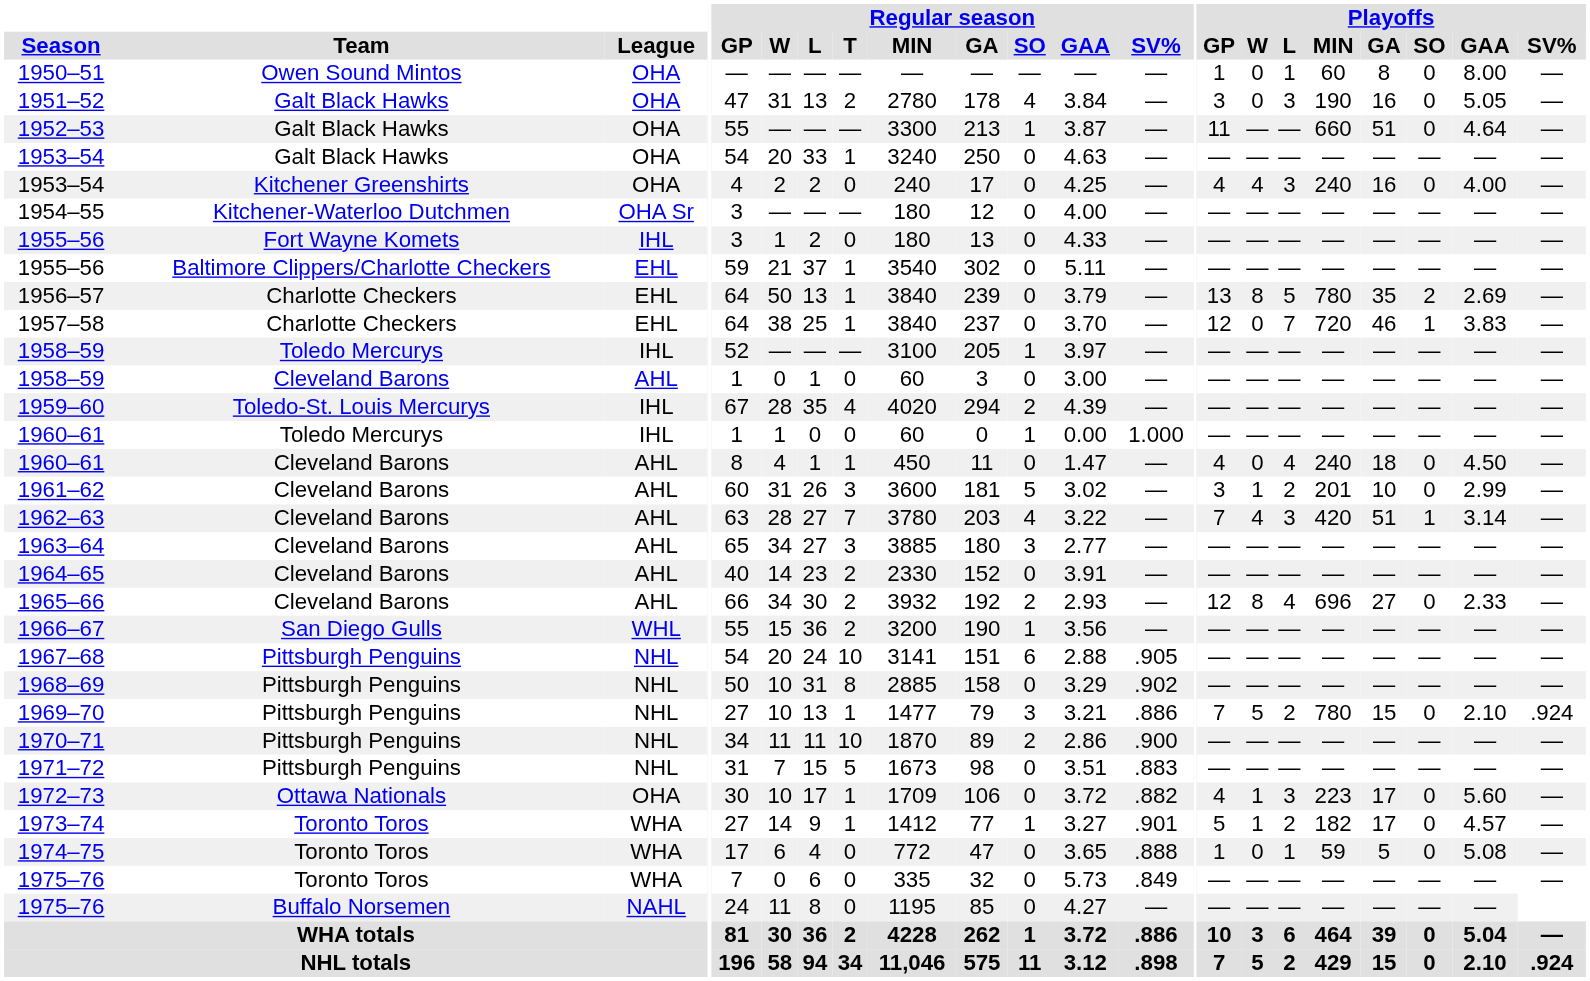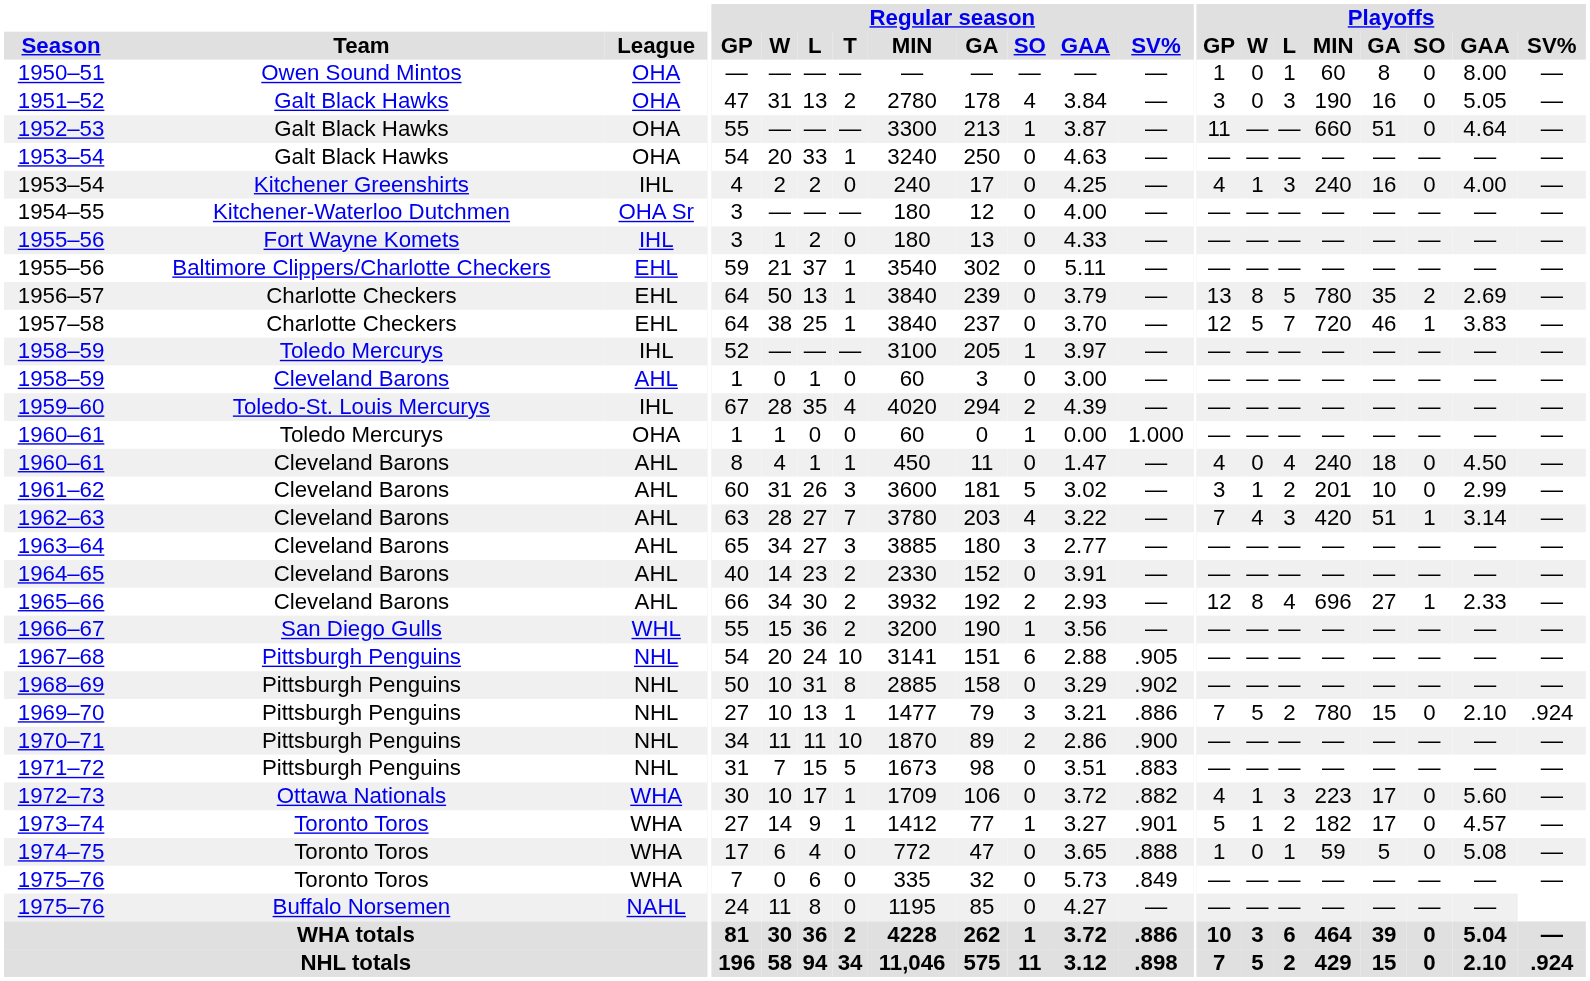(656, 184) OHA -> (656, 184) IHL
(1257, 184) 4 -> (1257, 184) 1
(1257, 323) 0 -> (1257, 323) 5
(656, 434) IHL -> (656, 434) OHA
(1429, 601) 0 -> (1429, 601) 1
(656, 796) OHA -> (656, 796) WHA
